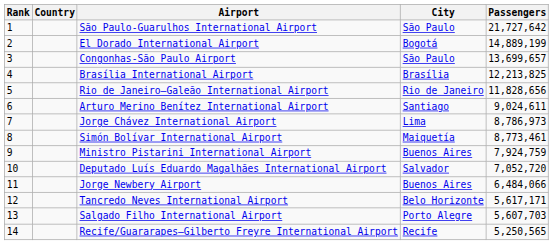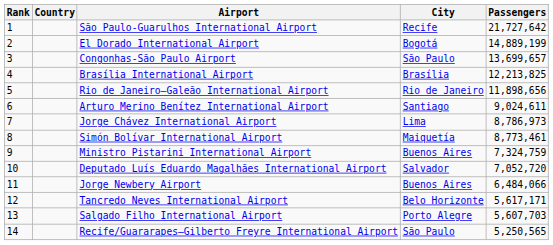(429, 28) São Paulo -> (420, 28) Recife
(517, 91) 11,828,656 -> (517, 91) 11,898,656
(520, 153) 7,924,759 -> (520, 153) 7,324,759
(420, 232) Recife -> (429, 232) São Paulo
